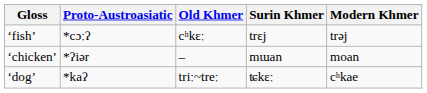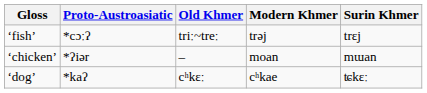columns swapped: (374, 14) <-> (287, 14)
(191, 35) cʰkɛː -> (199, 35) triː~treː
(199, 77) triː~treː -> (191, 77) cʰkɛː
